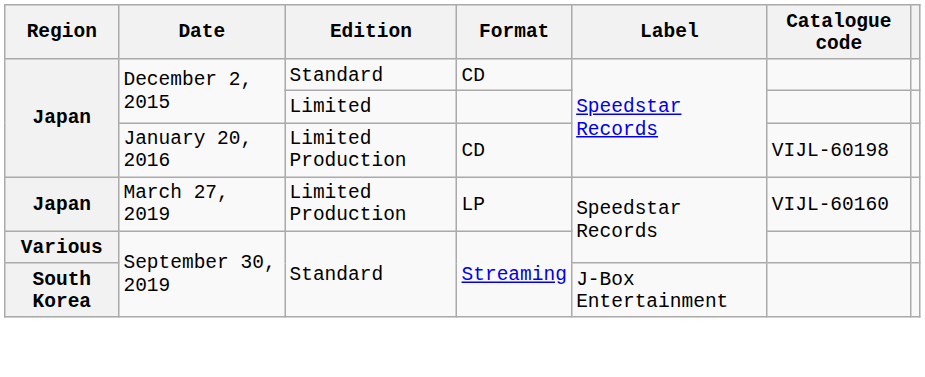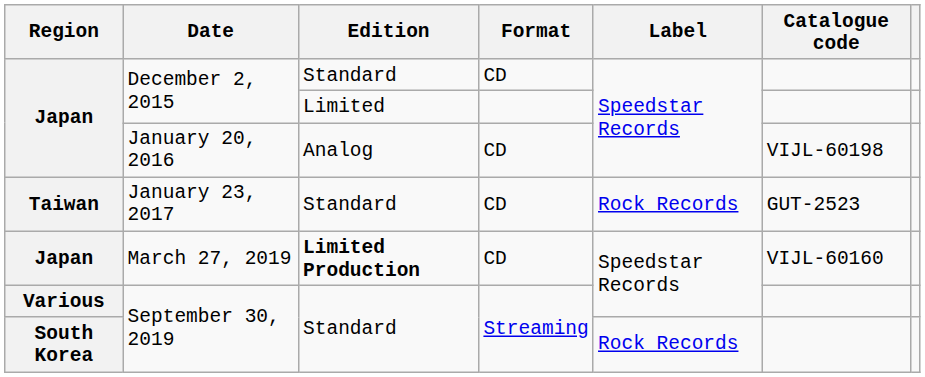(348, 150) Limited Production -> (338, 150) Analog
+ row: (64, 204)
(348, 204) normal -> (362, 258) bold
(473, 204) LP -> (495, 258) CD
(652, 290) J-Box Entertainment -> (668, 344) Rock Records
